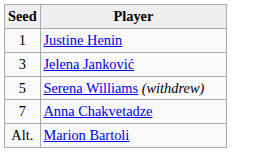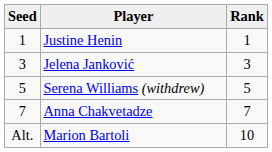+ column: (247, 16)
